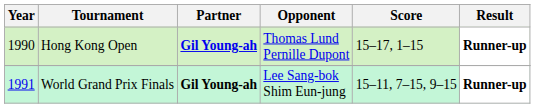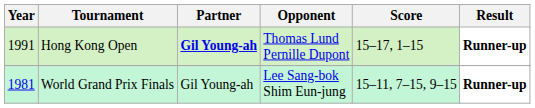(21, 46) 1990 -> (21, 46) 1991
(21, 84) 1991 -> (21, 84) 1981
(219, 84) bold -> (217, 84) normal
